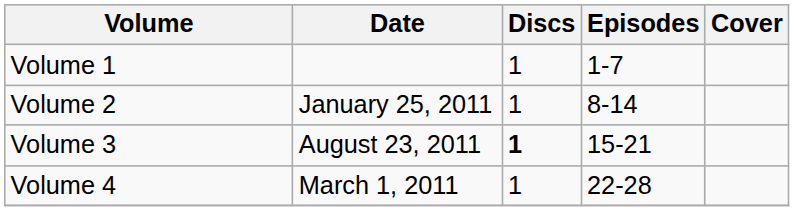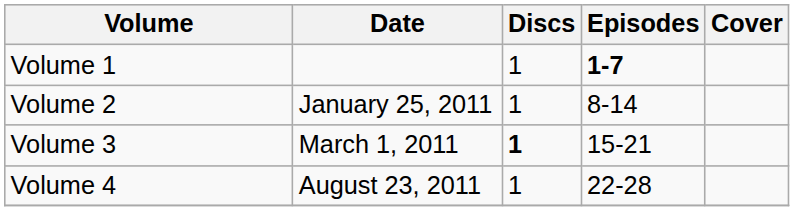(605, 64) normal -> (605, 64) bold
(390, 144) August 23, 2011 -> (379, 144) March 1, 2011
(379, 184) March 1, 2011 -> (390, 184) August 23, 2011
